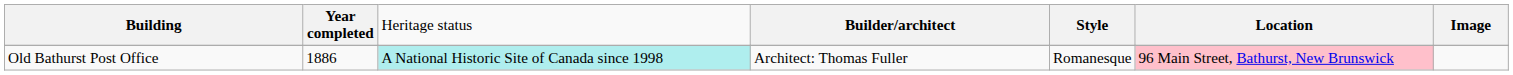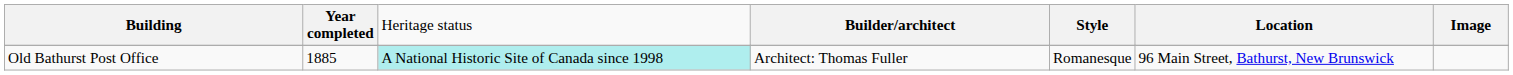(321, 57) 1886 -> (321, 57) 1885
(1266, 57) pink background -> (1266, 57) no background
